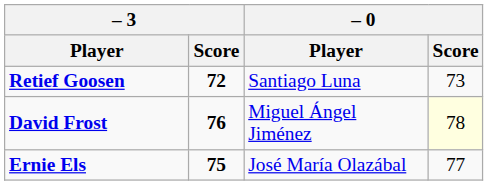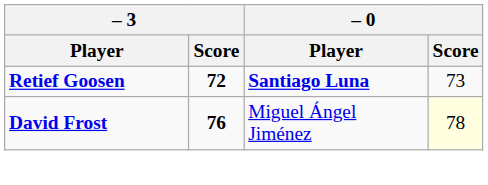(304, 81) normal -> (309, 81) bold
- row: (48, 164)
